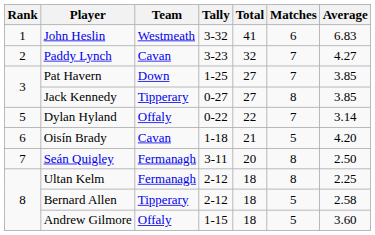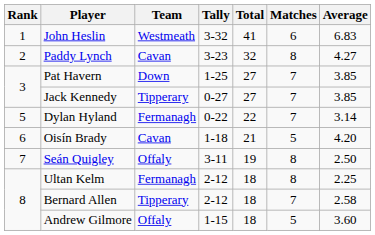(293, 55) 7 -> (293, 55) 8
(293, 96) 8 -> (293, 96) 7
(155, 117) Offaly -> (167, 117) Fermanagh
(167, 158) Fermanagh -> (155, 158) Offaly
(250, 158) 20 -> (250, 158) 19
(293, 199) 5 -> (293, 199) 7
